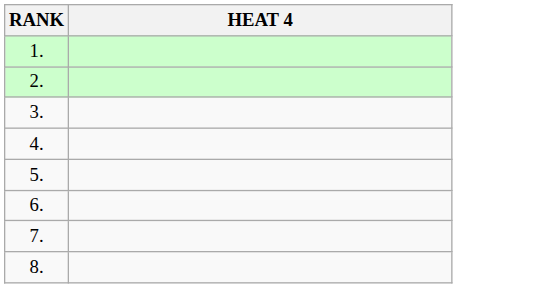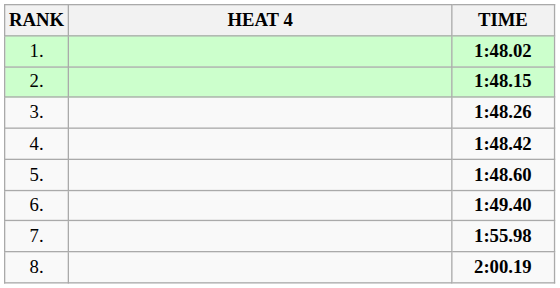+ column: (503, 20)
